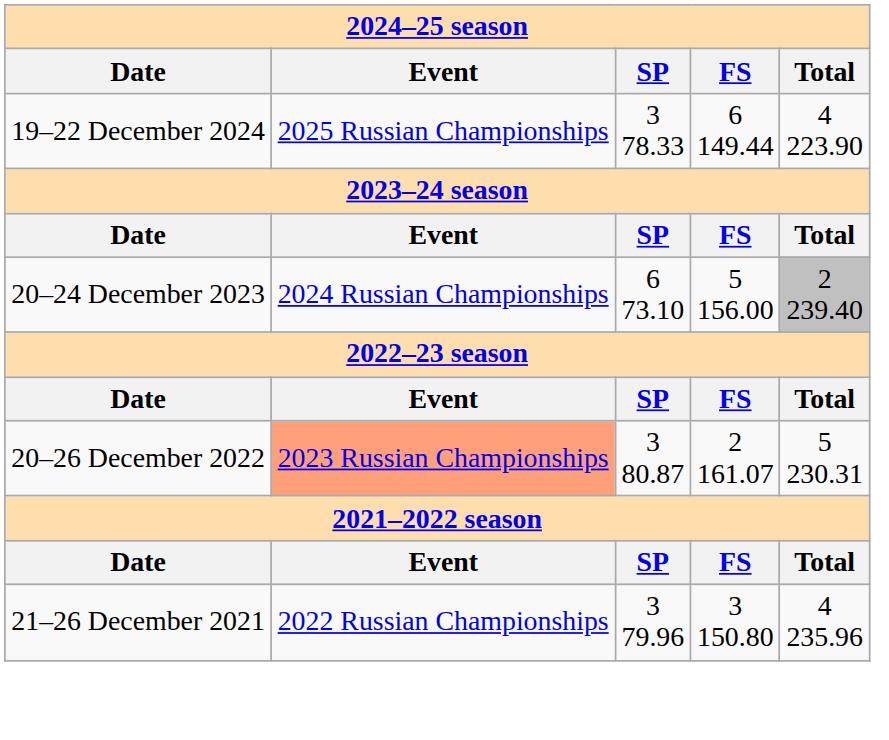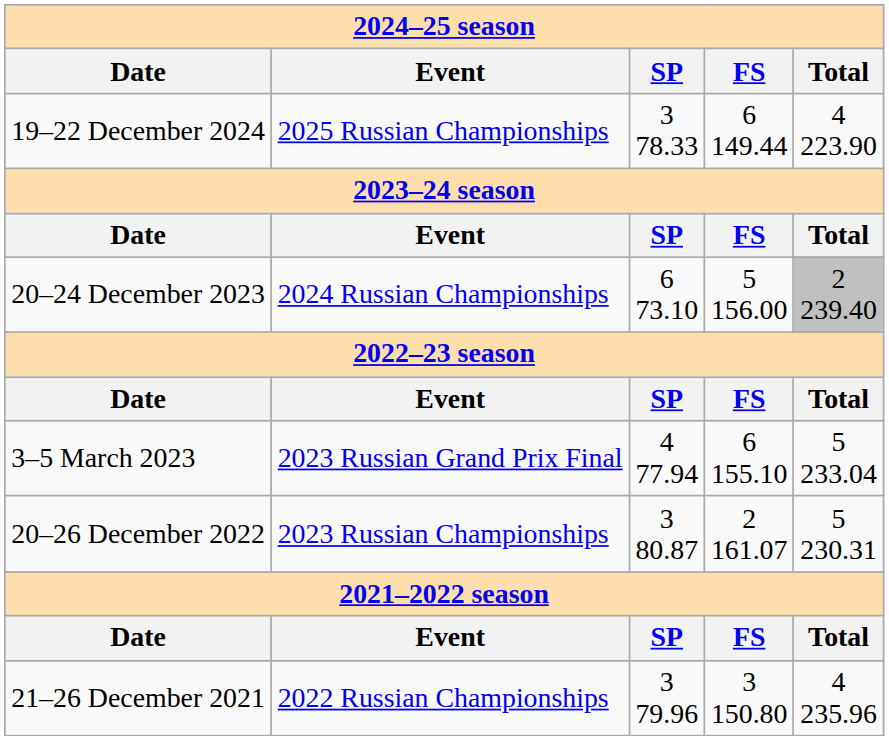+ row: (103, 458)
(443, 458) lightsalmon background -> (443, 533) no background
